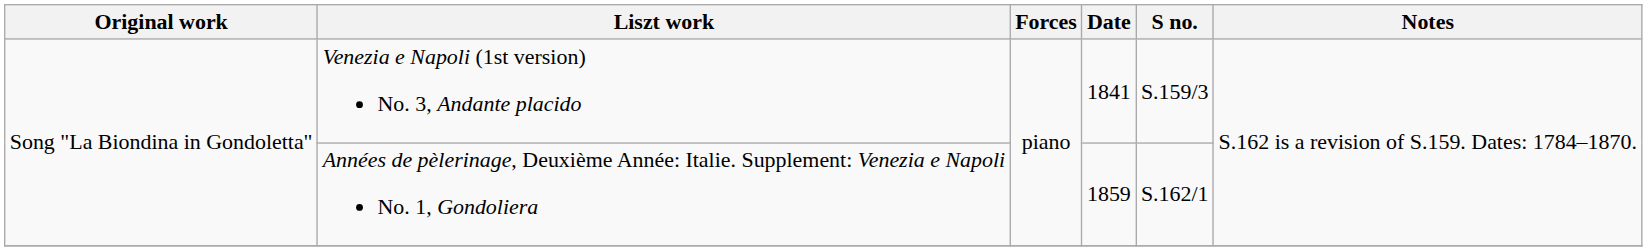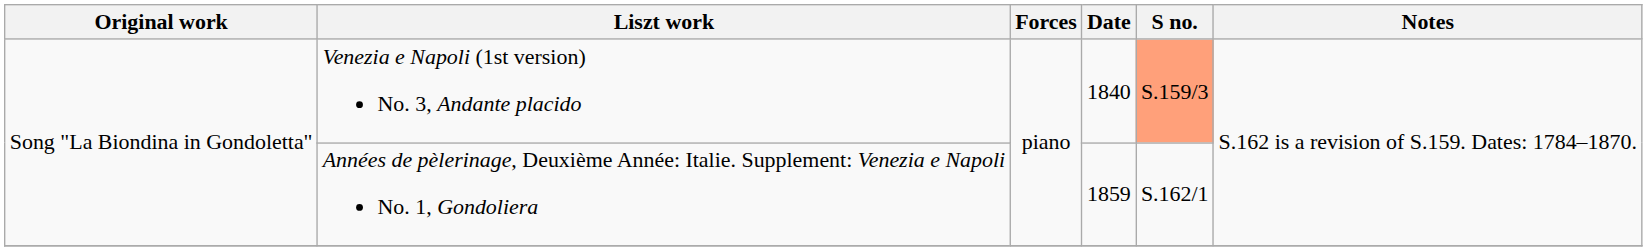(1109, 90) 1841 -> (1109, 90) 1840
(1175, 90) no background -> (1175, 90) lightsalmon background
